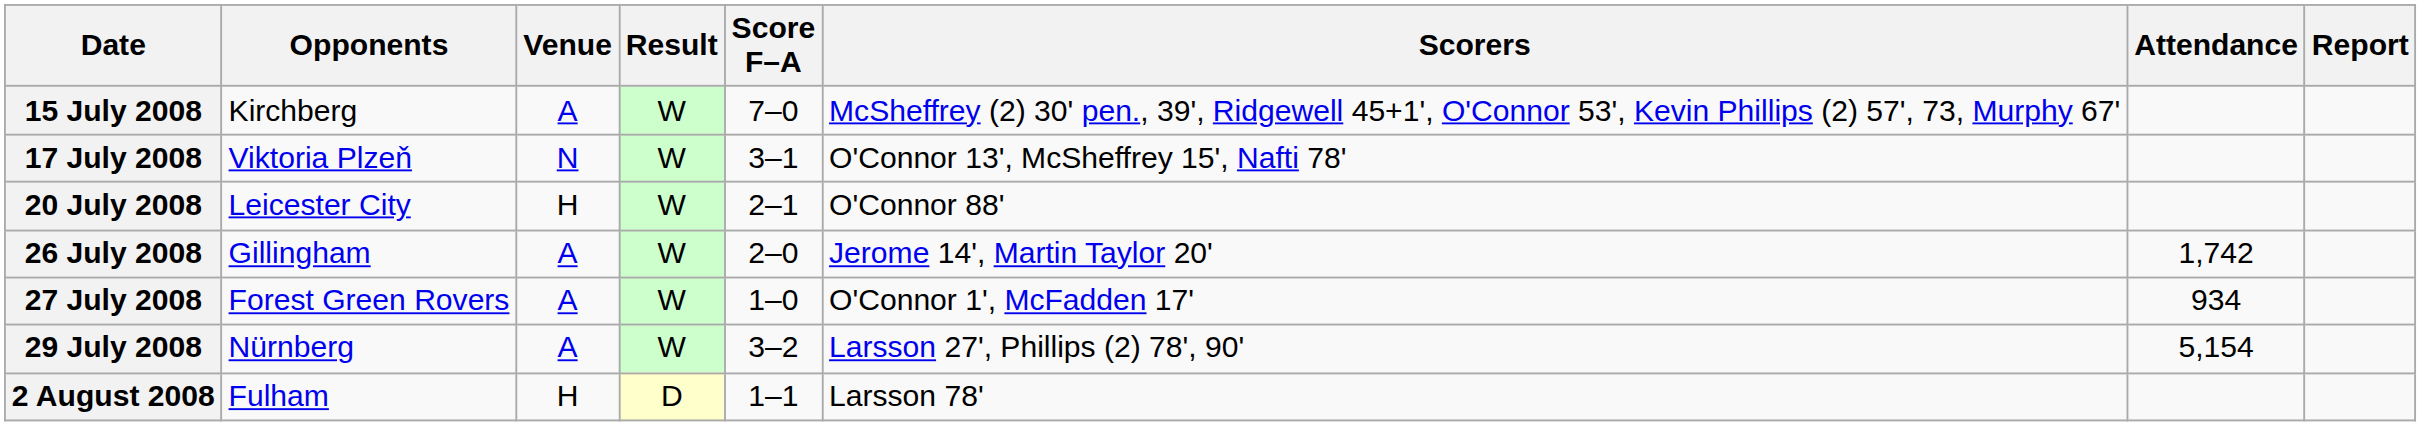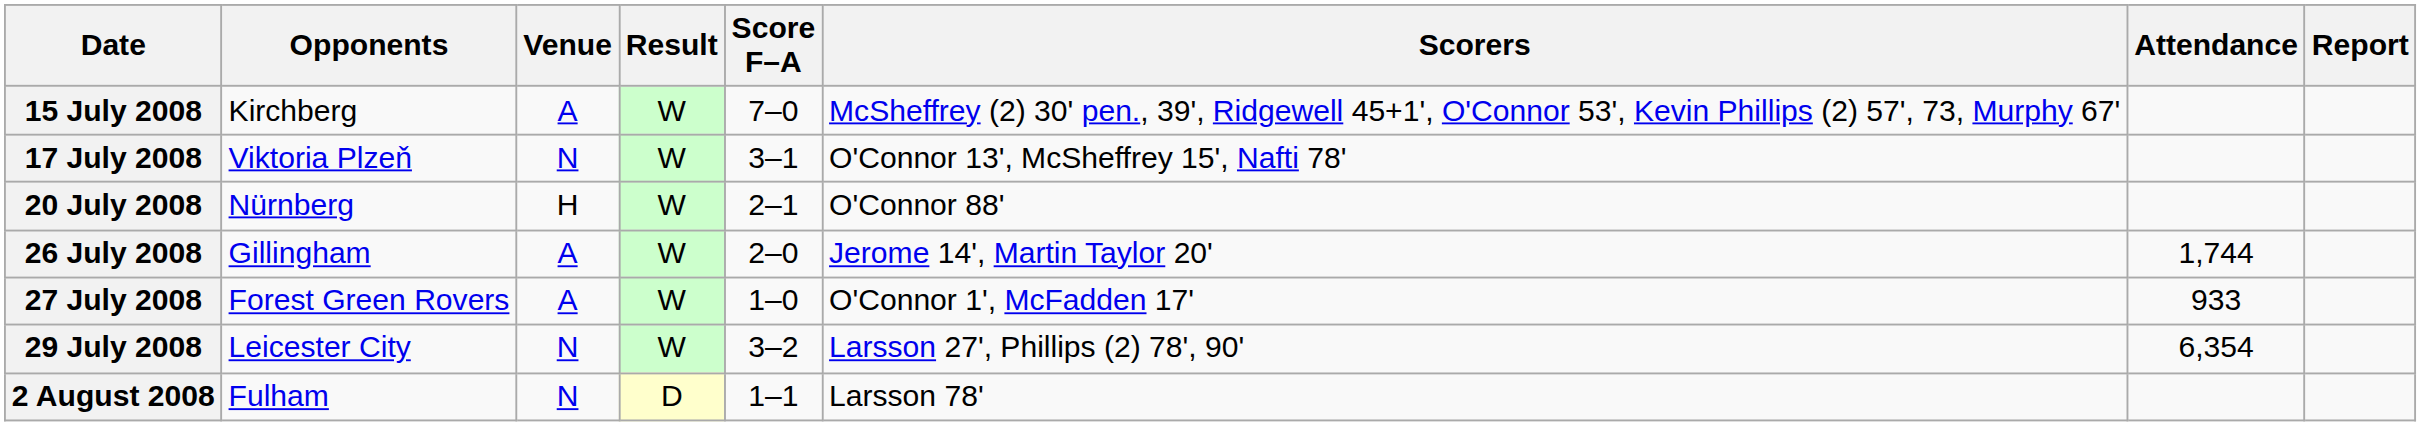(320, 205) Leicester City -> (291, 205) Nürnberg
(2216, 253) 1,742 -> (2216, 253) 1,744
(2216, 300) 934 -> (2216, 300) 933
(291, 348) Nürnberg -> (320, 348) Leicester City
(568, 348) A -> (568, 348) N
(2216, 348) 5,154 -> (2216, 348) 6,354
(568, 396) H -> (568, 396) N
